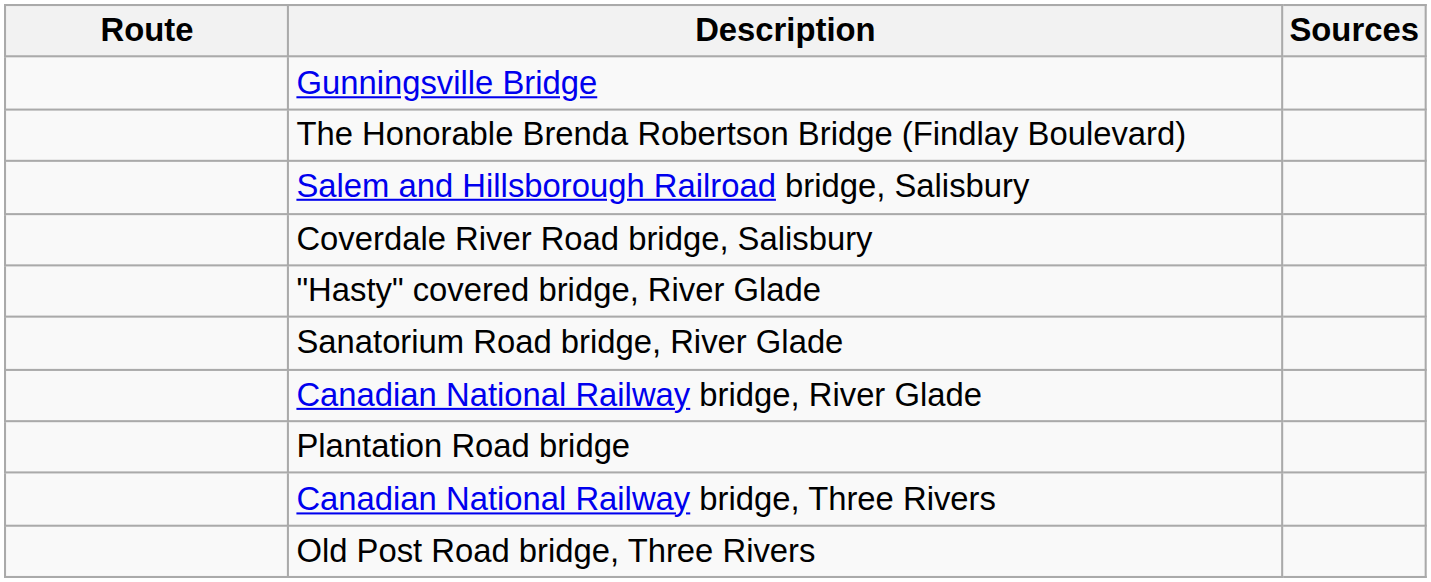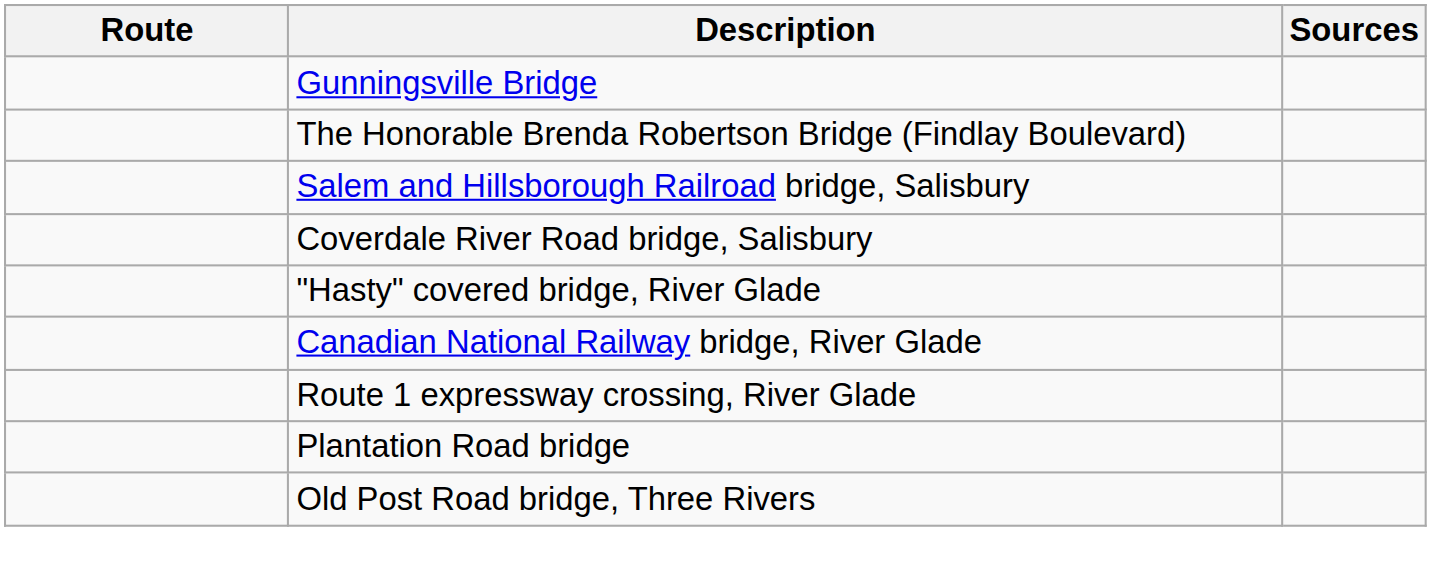- row: (570, 342)
+ row: (606, 394)
- row: (646, 498)
